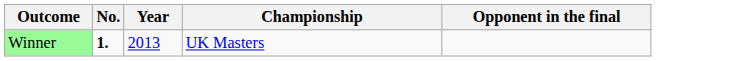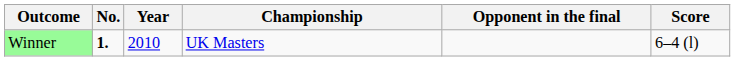+ column: (690, 17)
(144, 42) 2013 -> (144, 42) 2010
